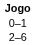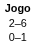rows swapped: (18, 38) <-> (18, 23)
